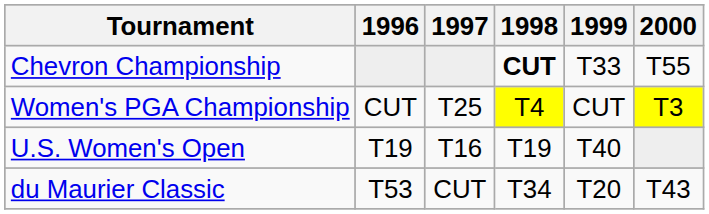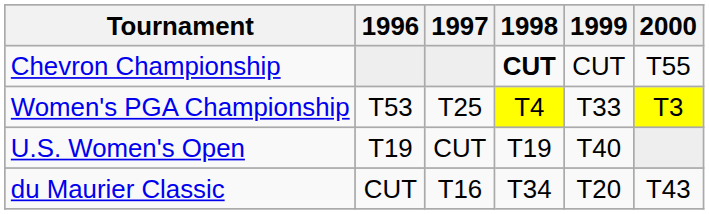(599, 66) T33 -> (599, 66) CUT
(390, 107) CUT -> (390, 107) T53
(599, 107) CUT -> (599, 107) T33
(460, 148) T16 -> (460, 148) CUT
(390, 189) T53 -> (390, 189) CUT
(460, 189) CUT -> (460, 189) T16
